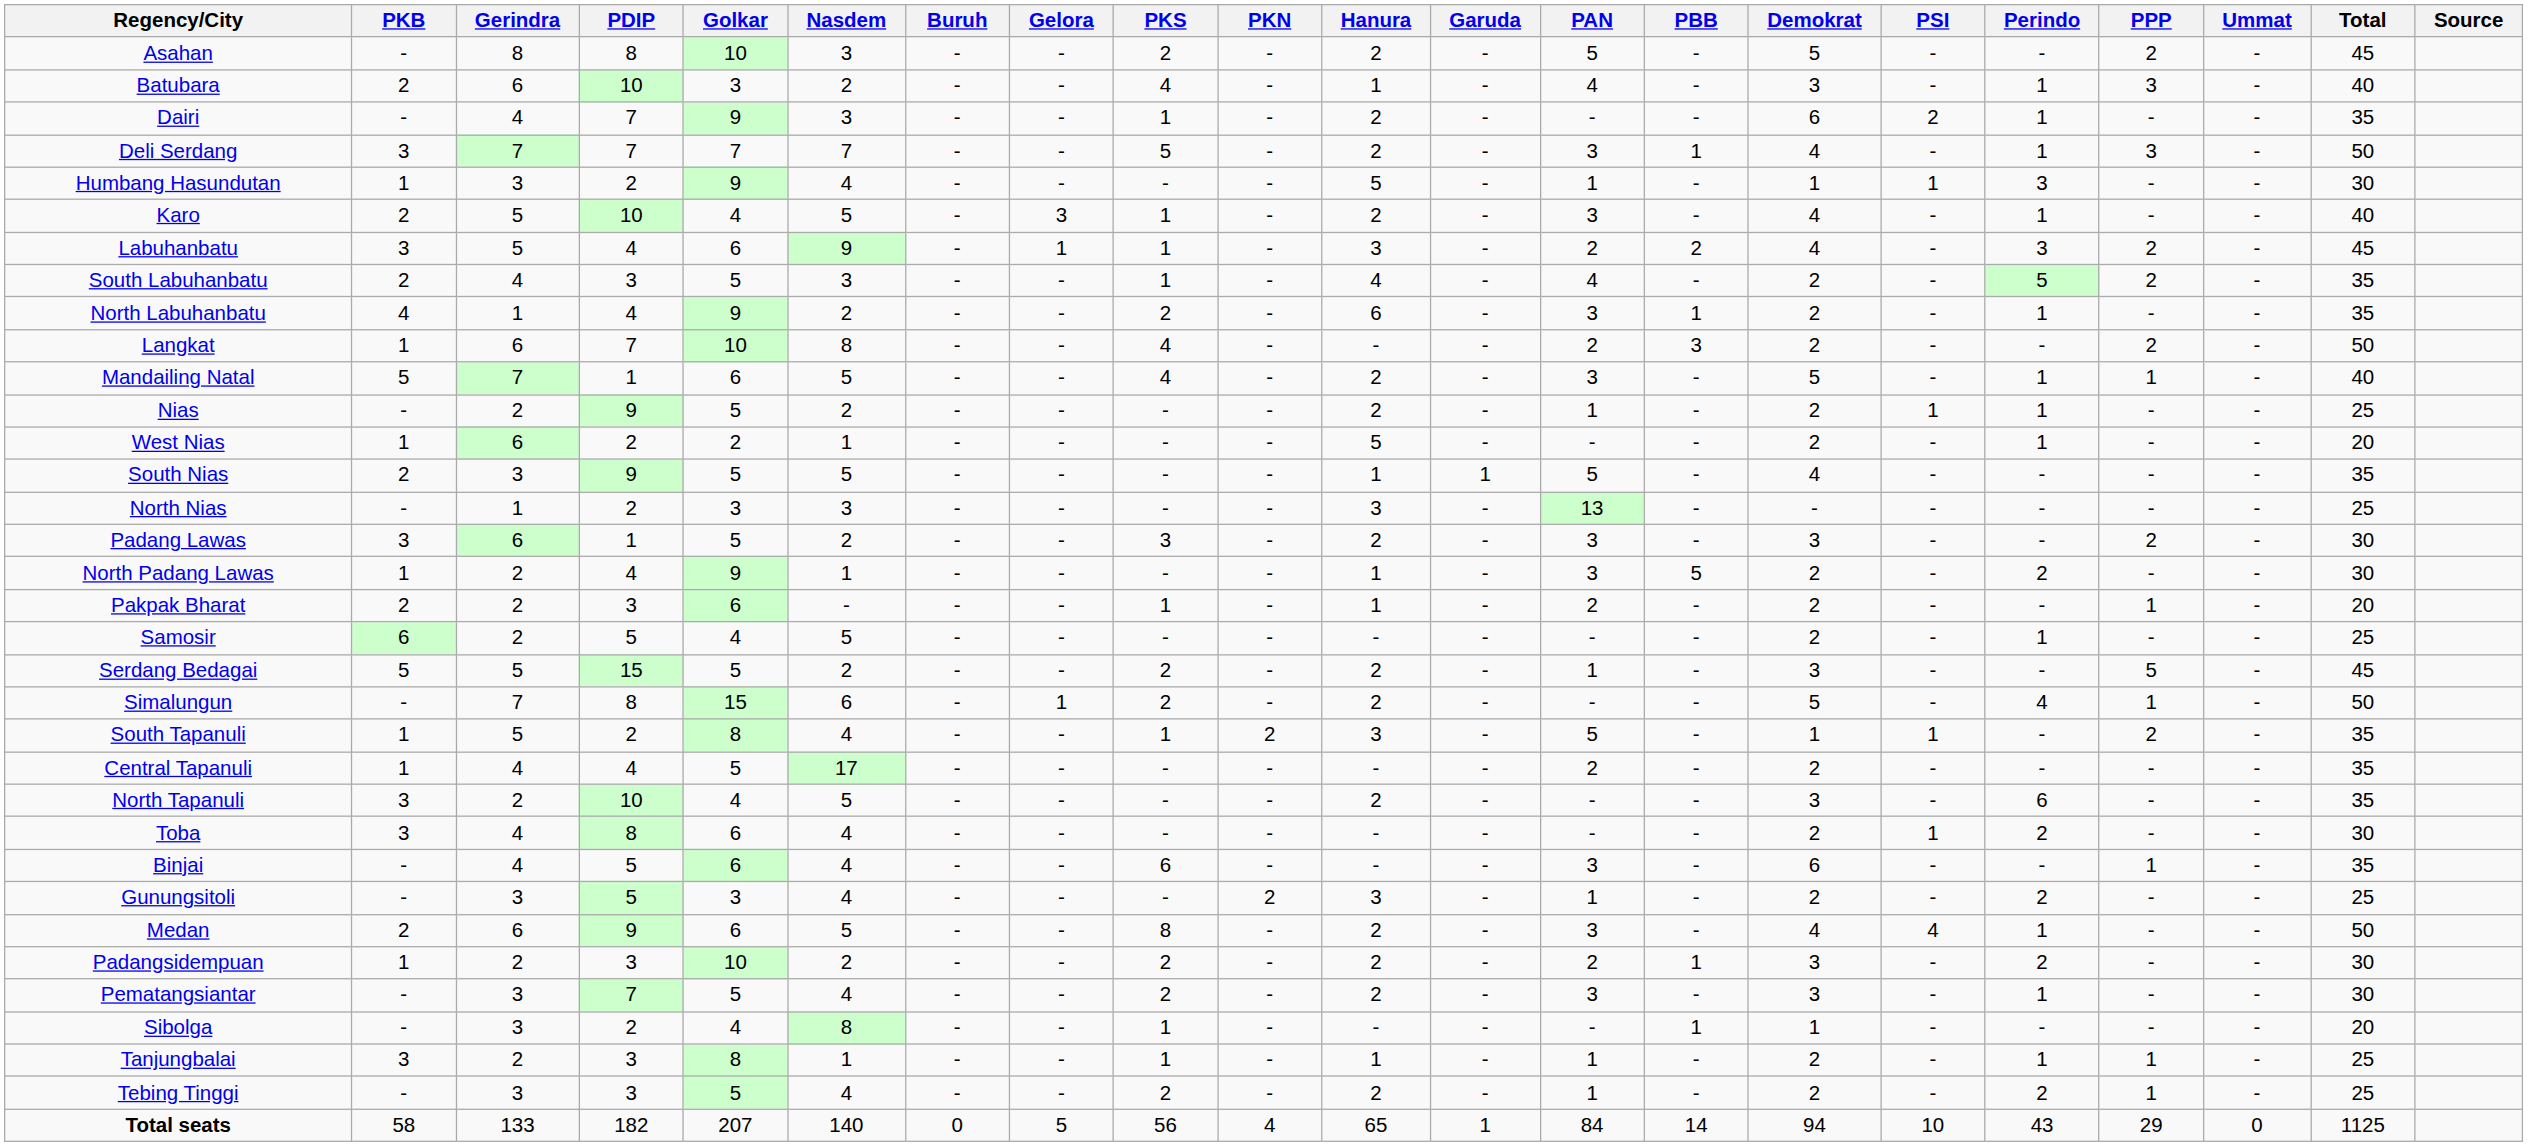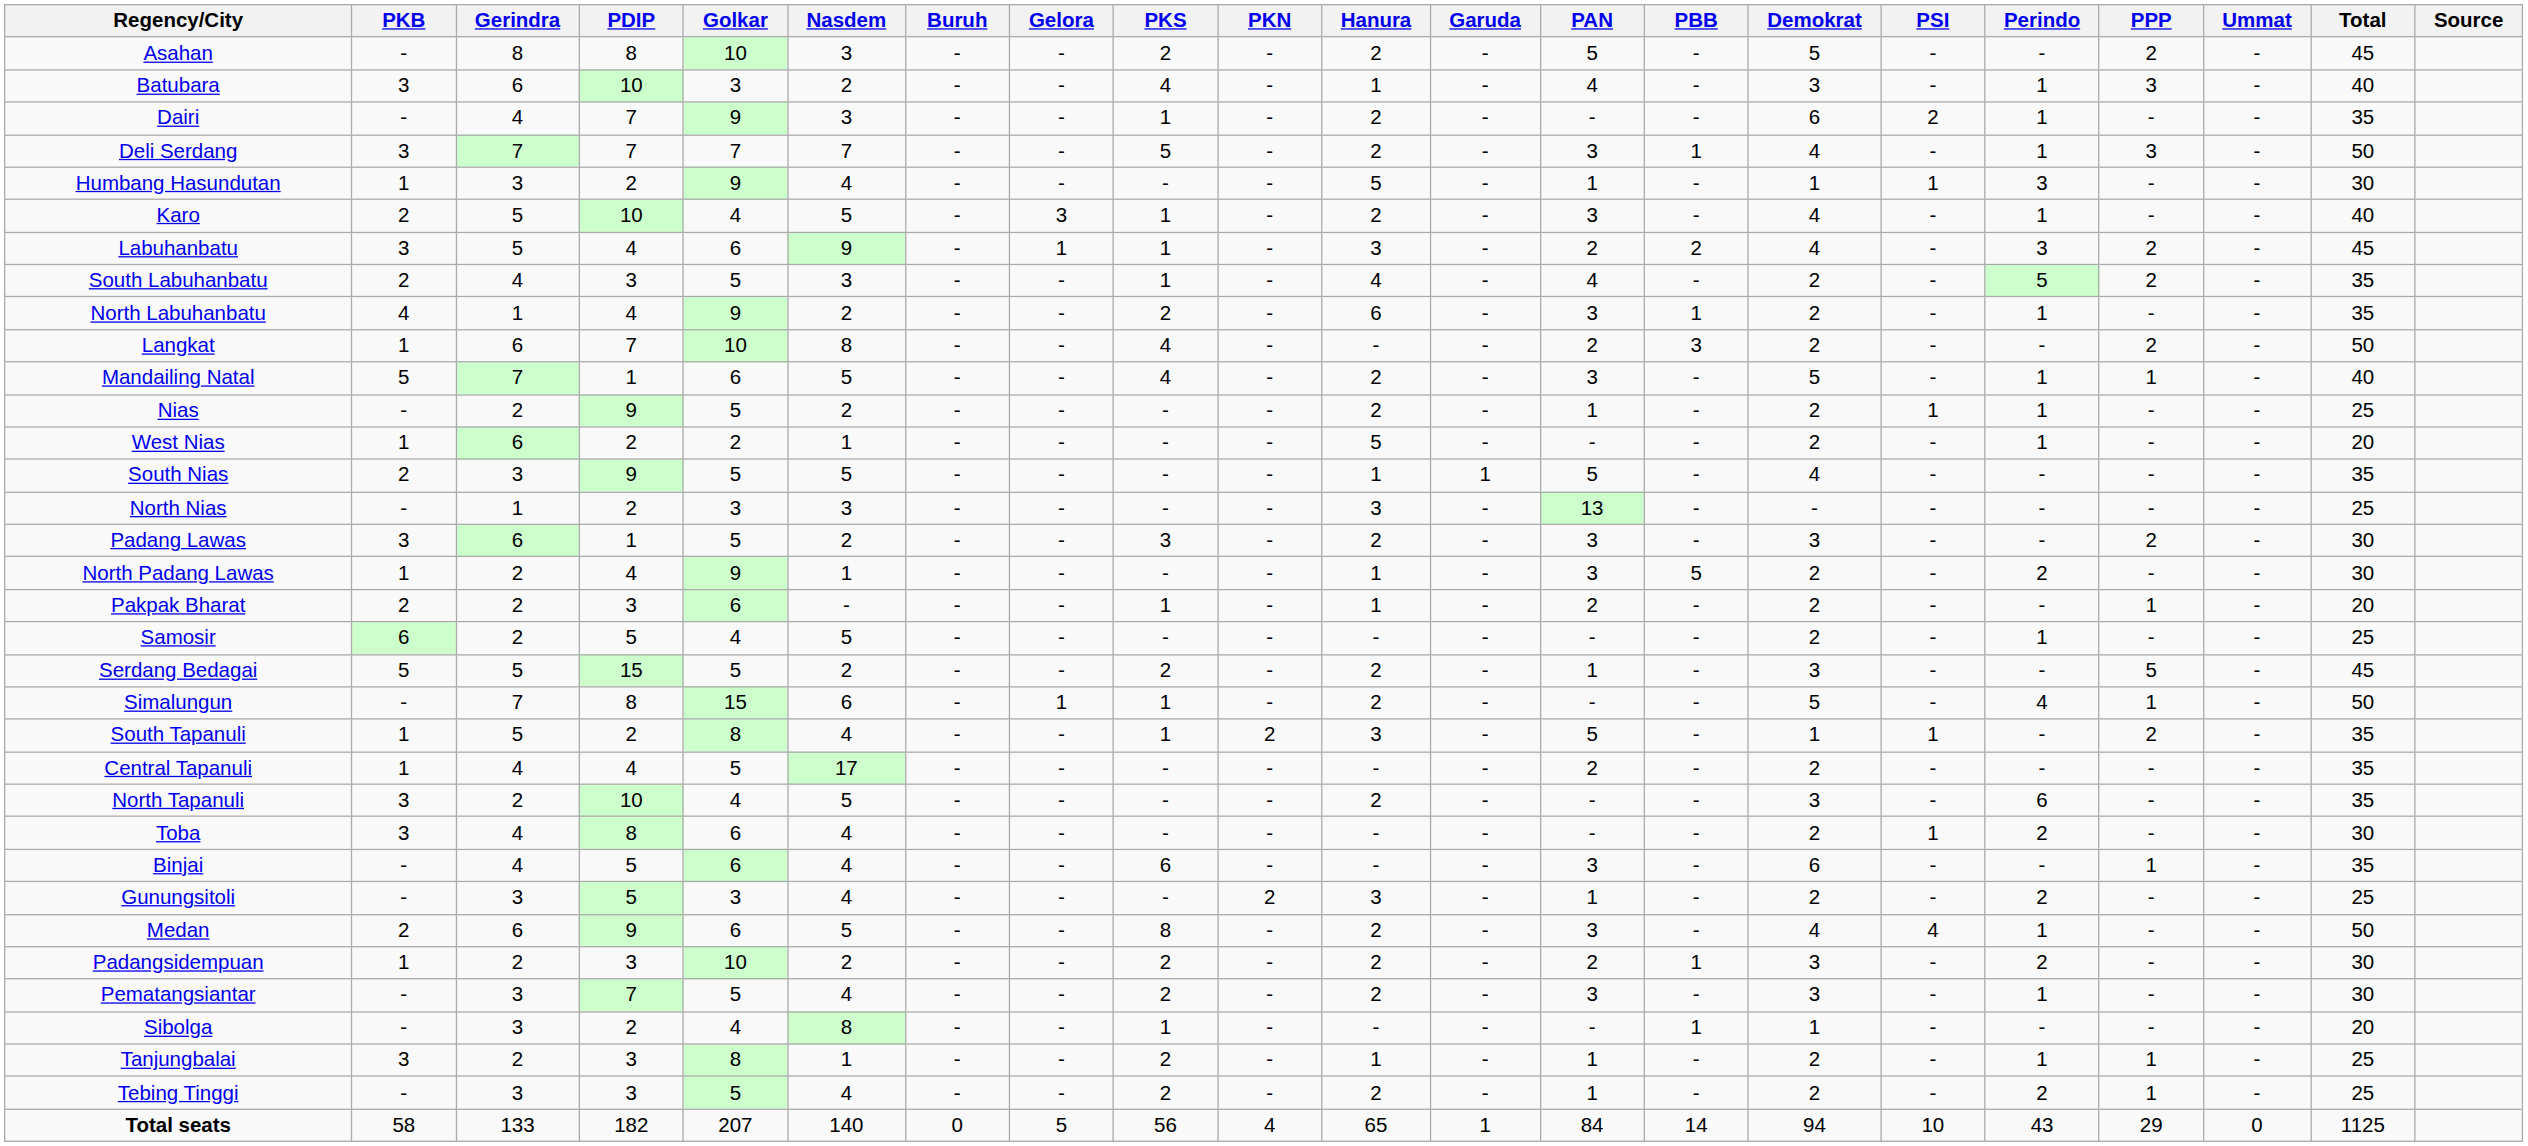(404, 85) 2 -> (404, 85) 3
(1165, 702) 2 -> (1165, 702) 1
(1165, 1060) 1 -> (1165, 1060) 2
